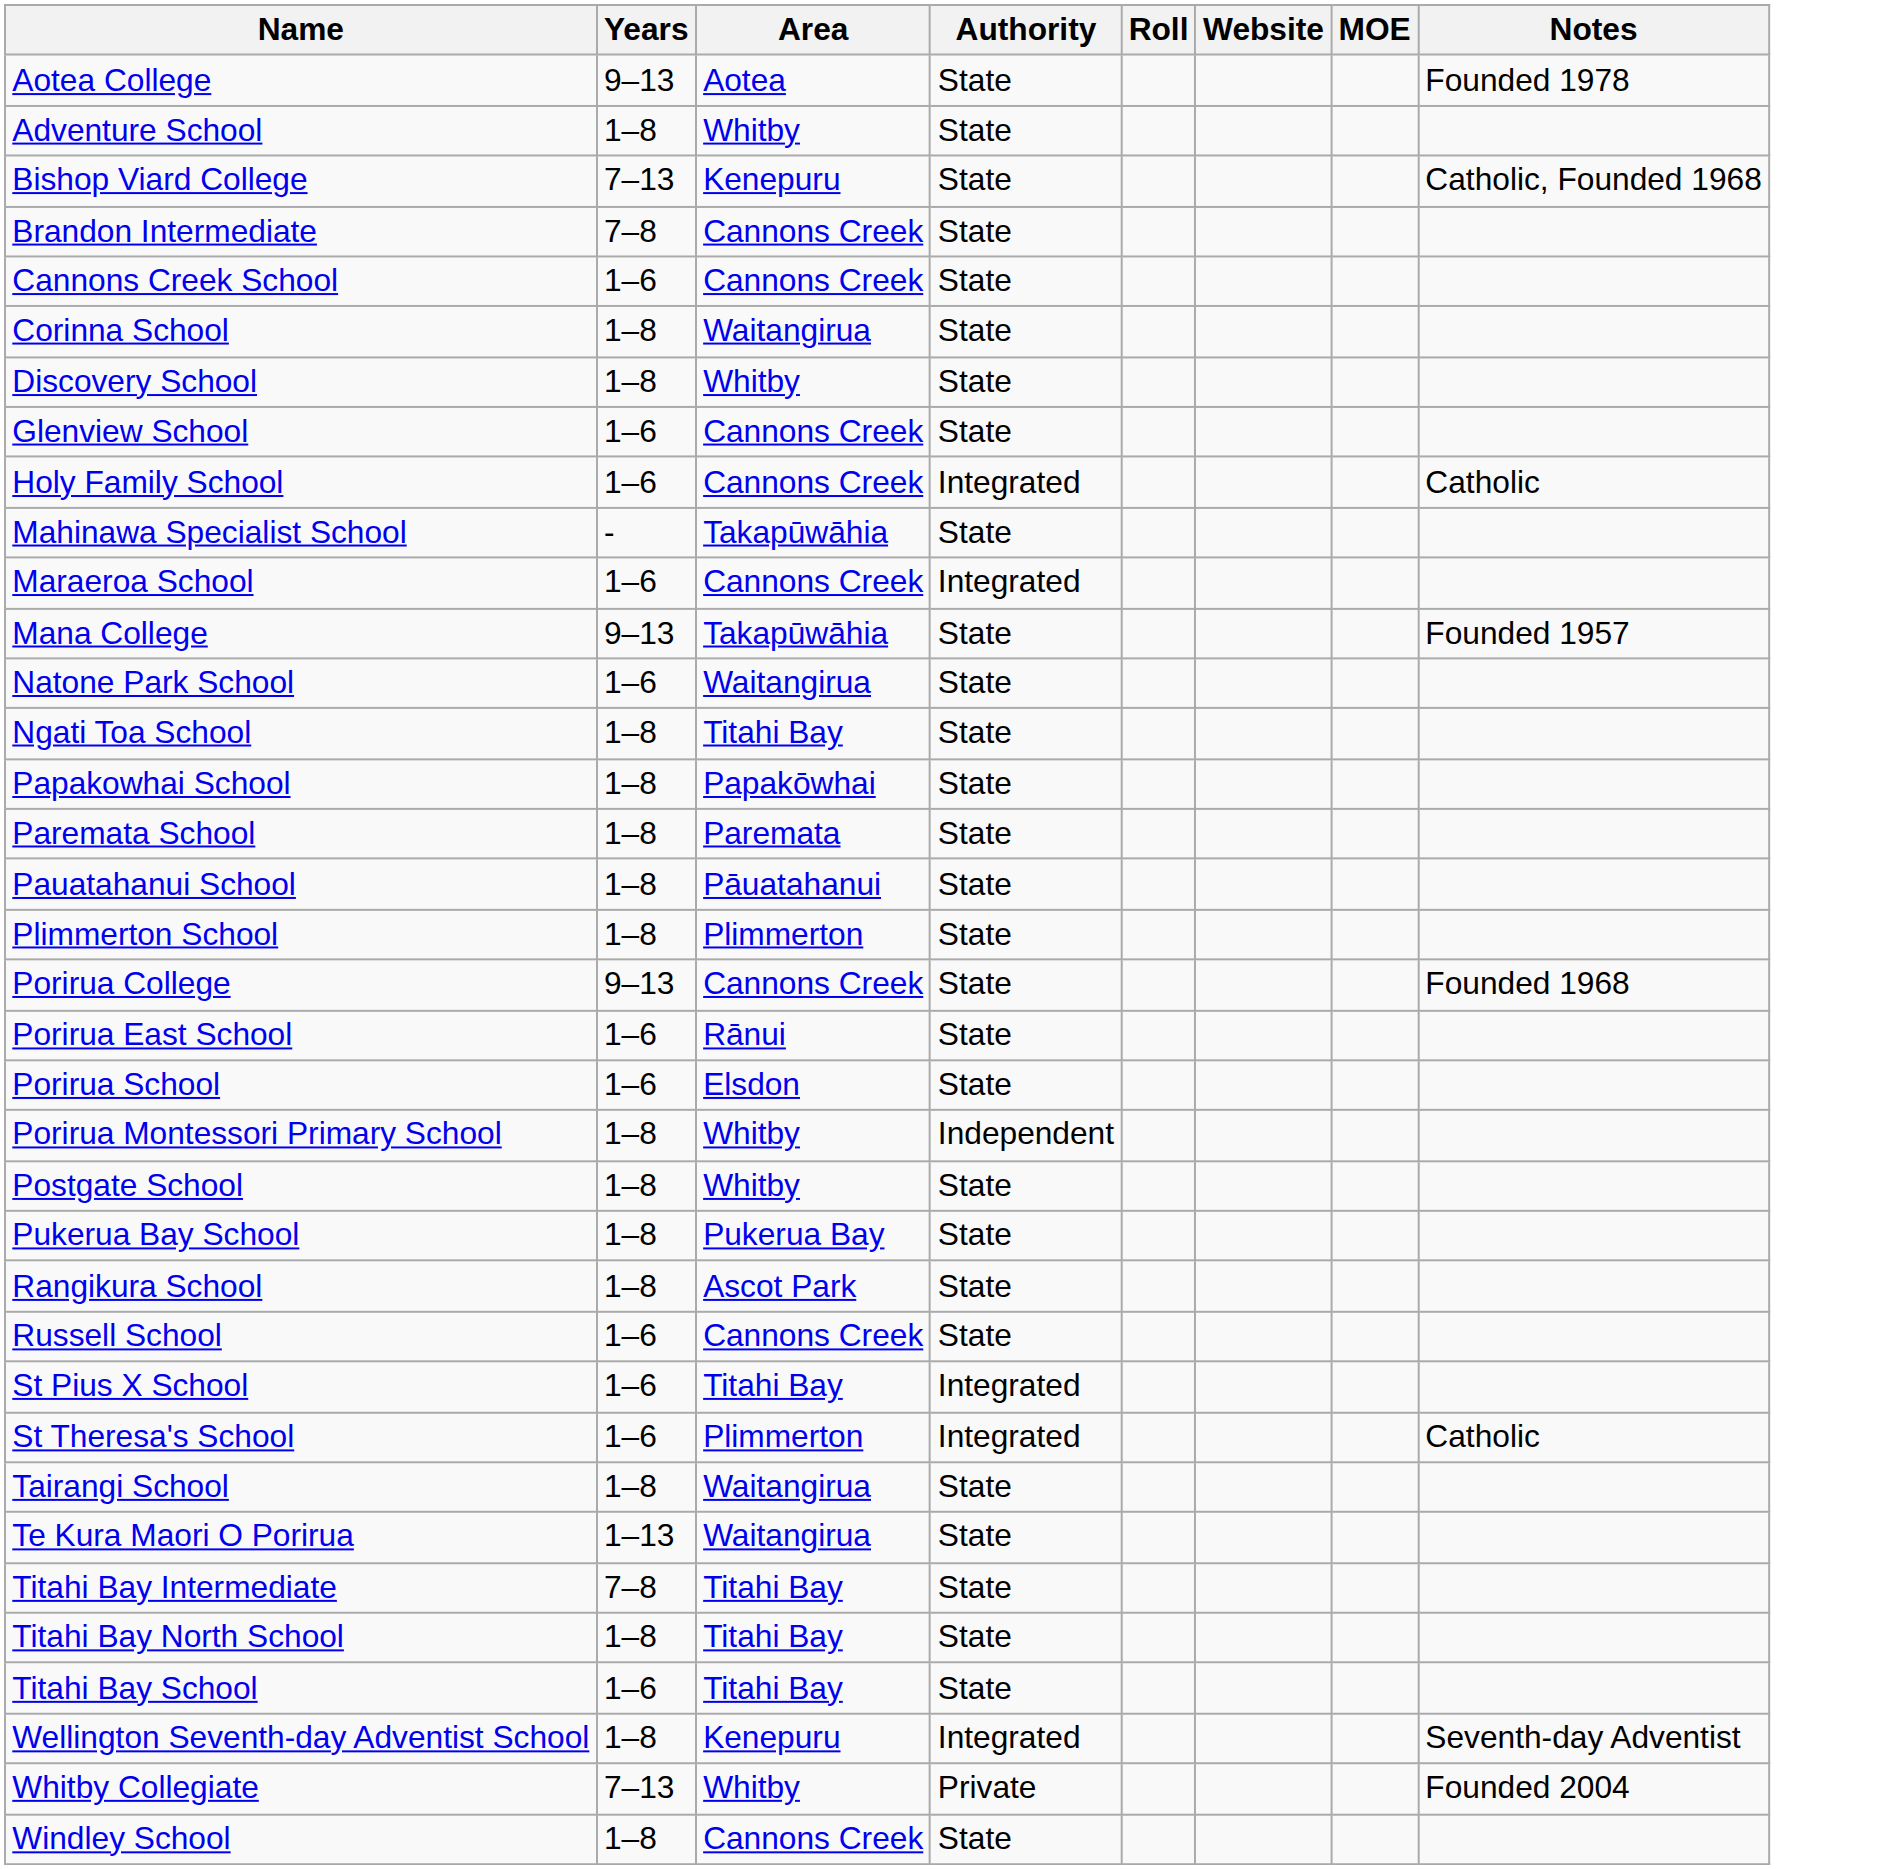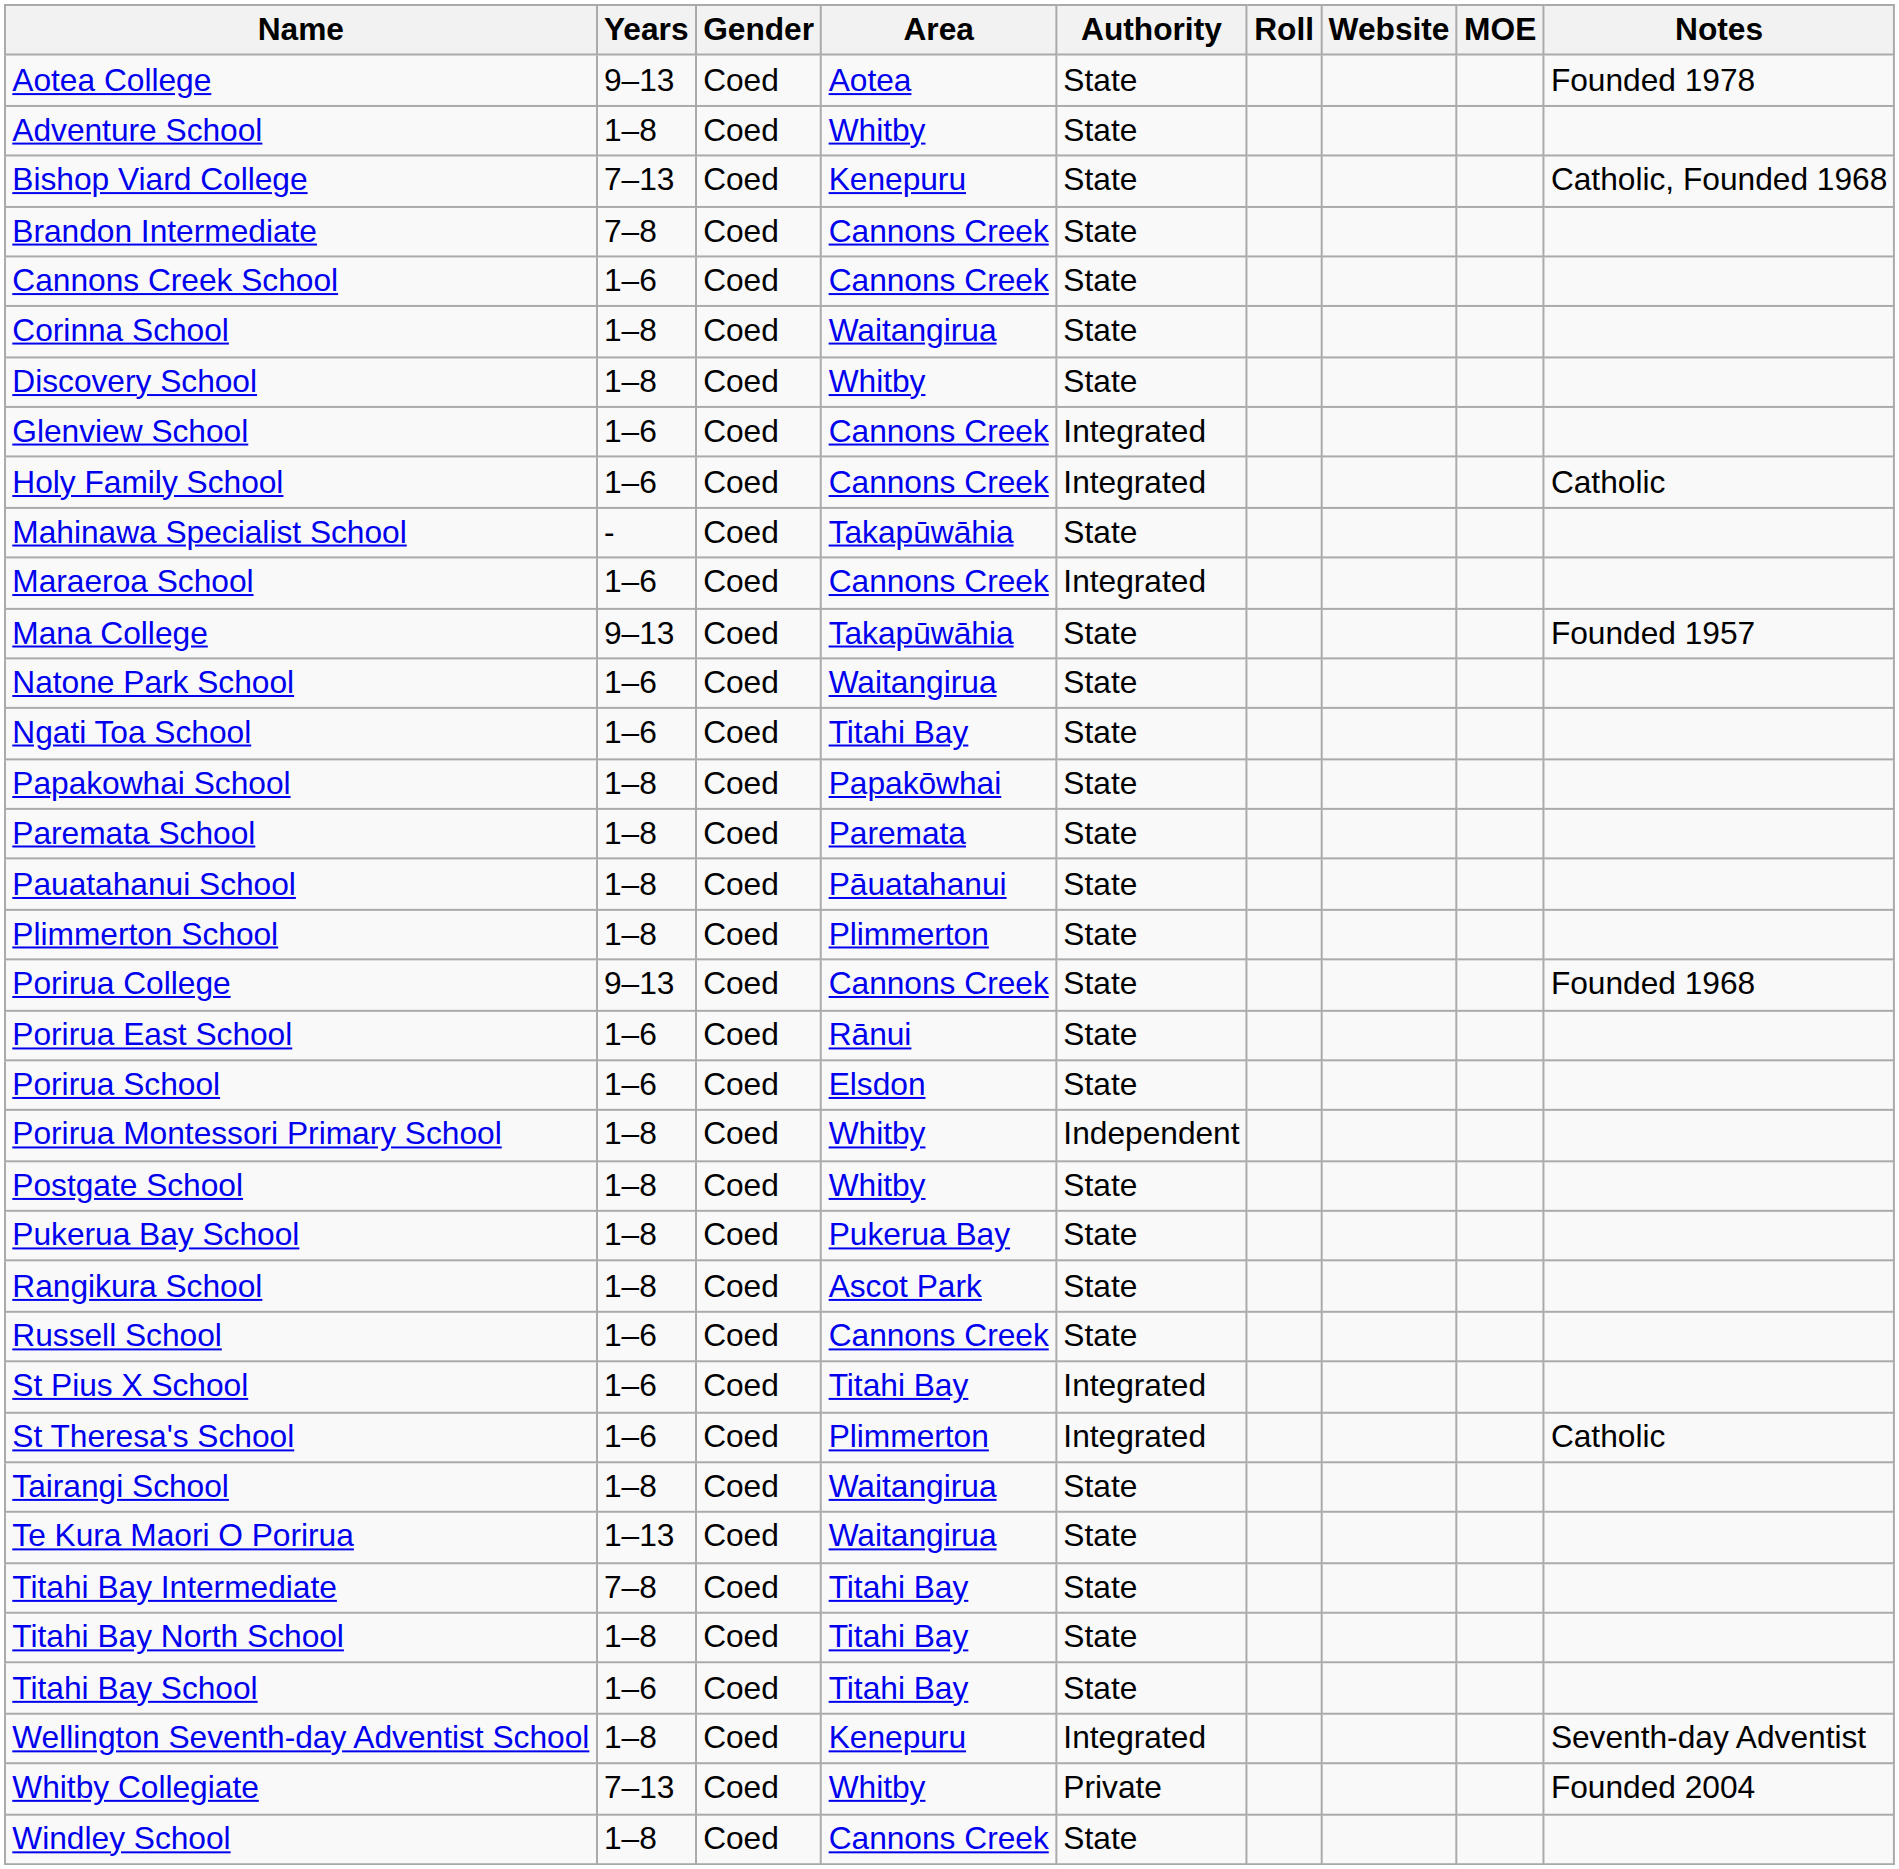+ column: (759, 29)
(975, 431) State -> (1135, 431) Integrated
(630, 733) 1–8 -> (630, 733) 1–6
